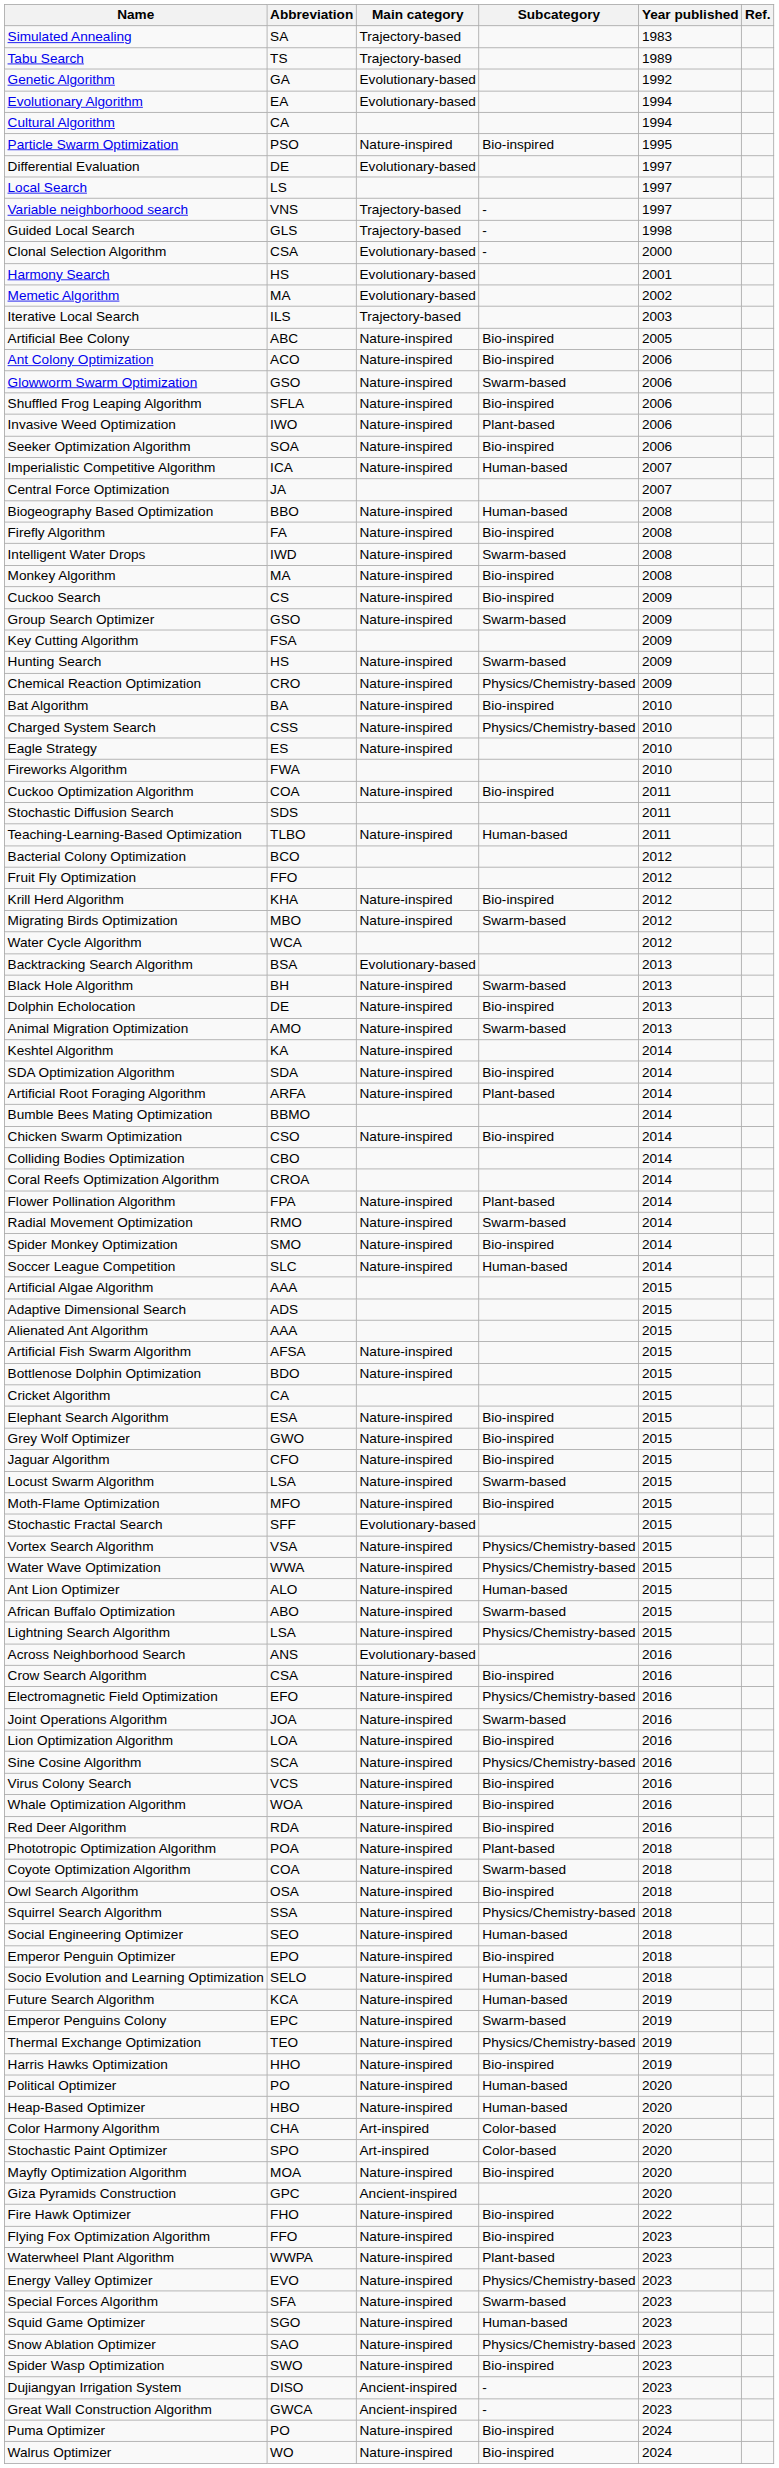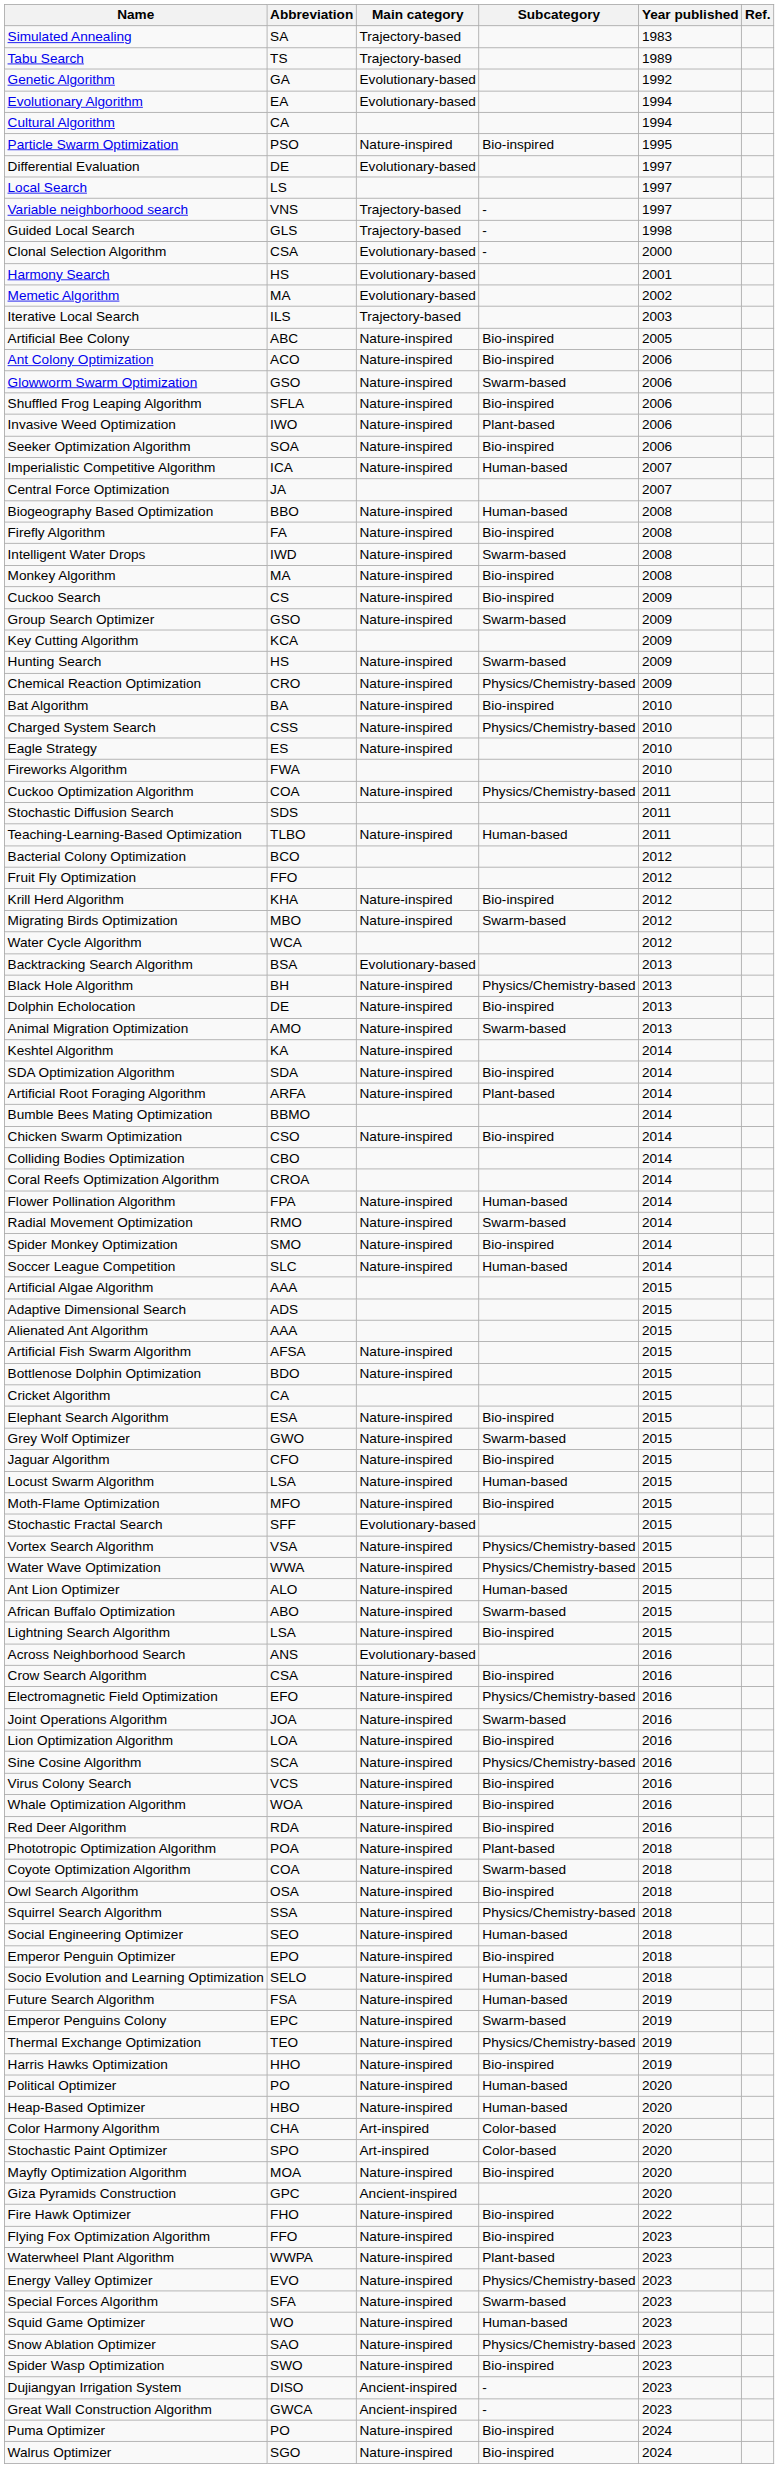(283, 640) FSA -> (284, 640) KCA
(518, 791) Bio-inspired -> (559, 791) Physics/Chemistry-based
(524, 985) Swarm-based -> (559, 985) Physics/Chemistry-based
(518, 1201) Plant-based -> (525, 1201) Human-based
(518, 1438) Bio-inspired -> (524, 1438) Swarm-based
(524, 1481) Swarm-based -> (525, 1481) Human-based
(559, 1632) Physics/Chemistry-based -> (518, 1632) Bio-inspired
(284, 1999) KCA -> (283, 1999) FSA
(285, 2323) SGO -> (282, 2323) WO
(282, 2452) WO -> (285, 2452) SGO
